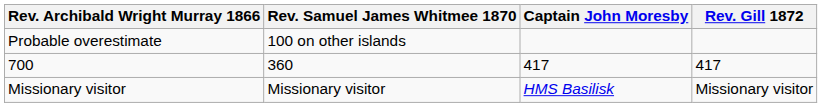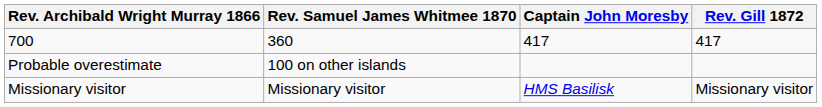rows swapped: (21, 65) <-> (85, 41)
